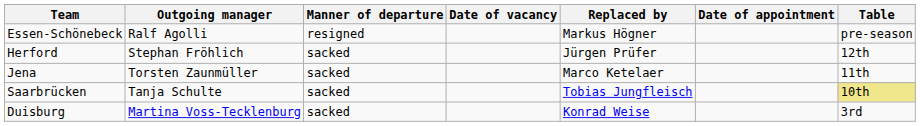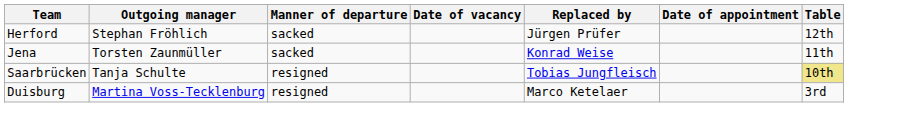- row: (65, 34)
(613, 73) Marco Ketelaer -> (570, 53) Konrad Weise
(328, 92) sacked -> (300, 73) resigned
(328, 112) sacked -> (300, 92) resigned
(606, 112) Konrad Weise -> (577, 92) Marco Ketelaer
